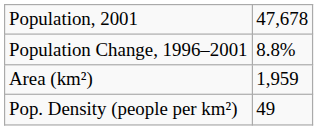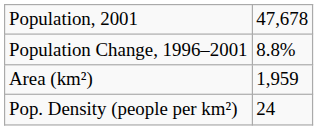(266, 109) 49 -> (266, 109) 24
